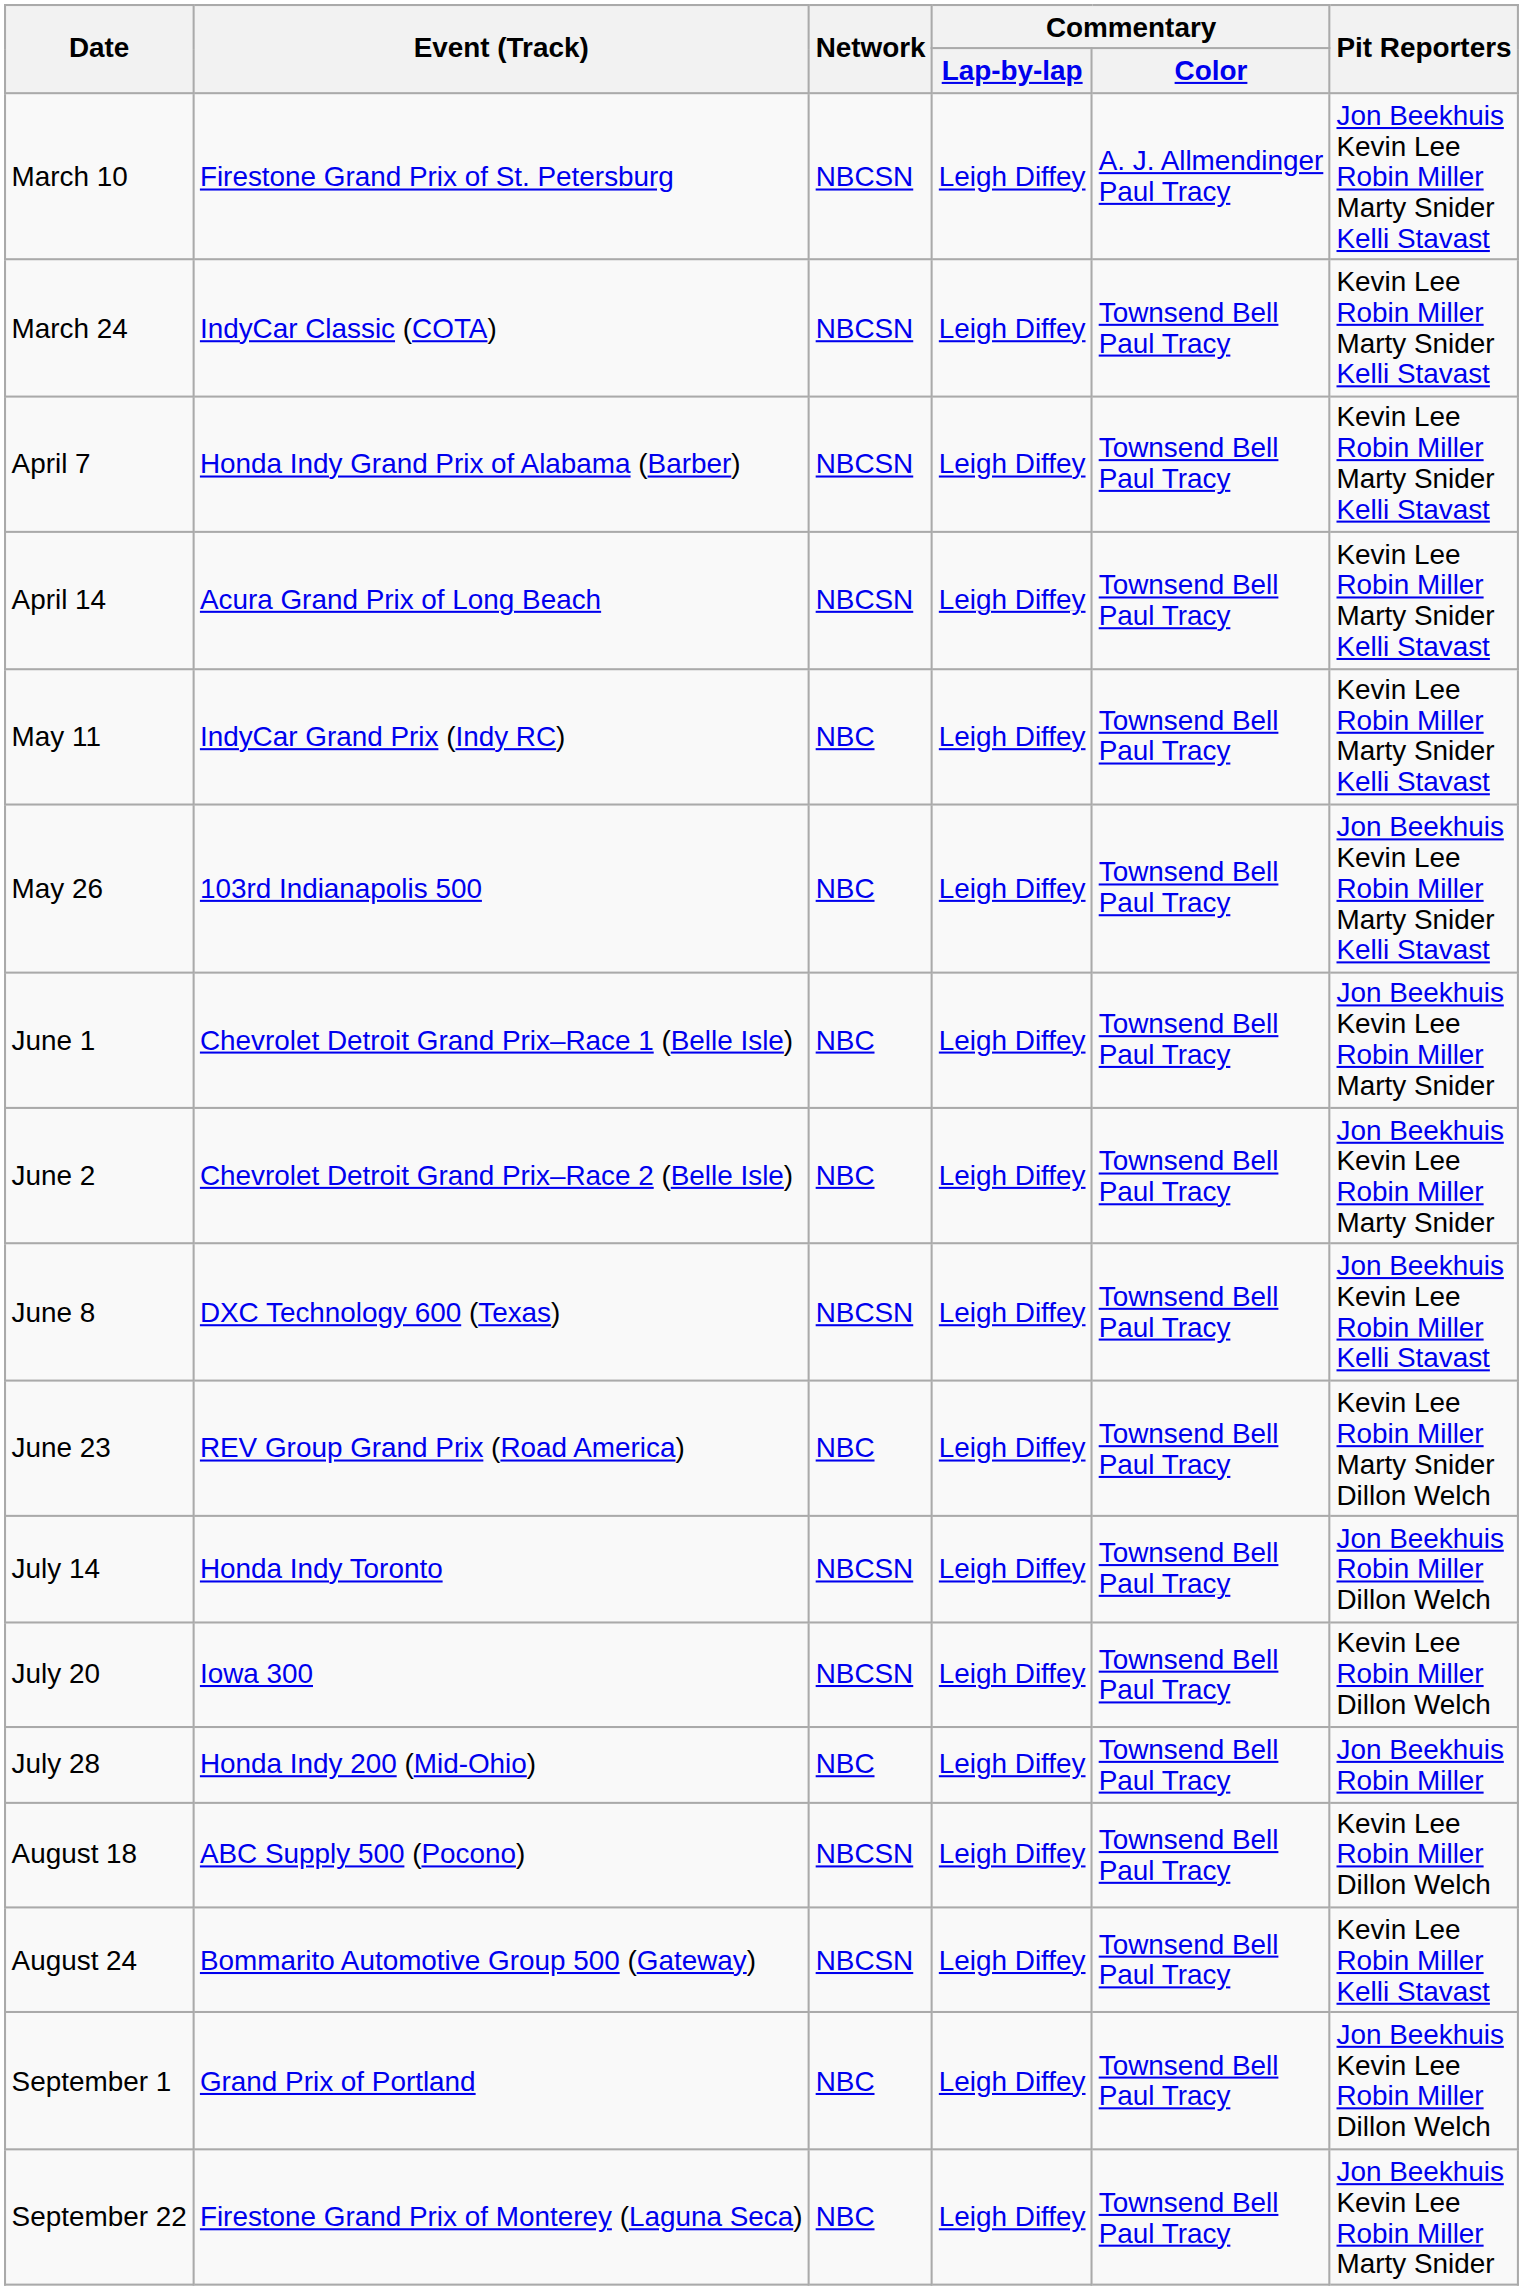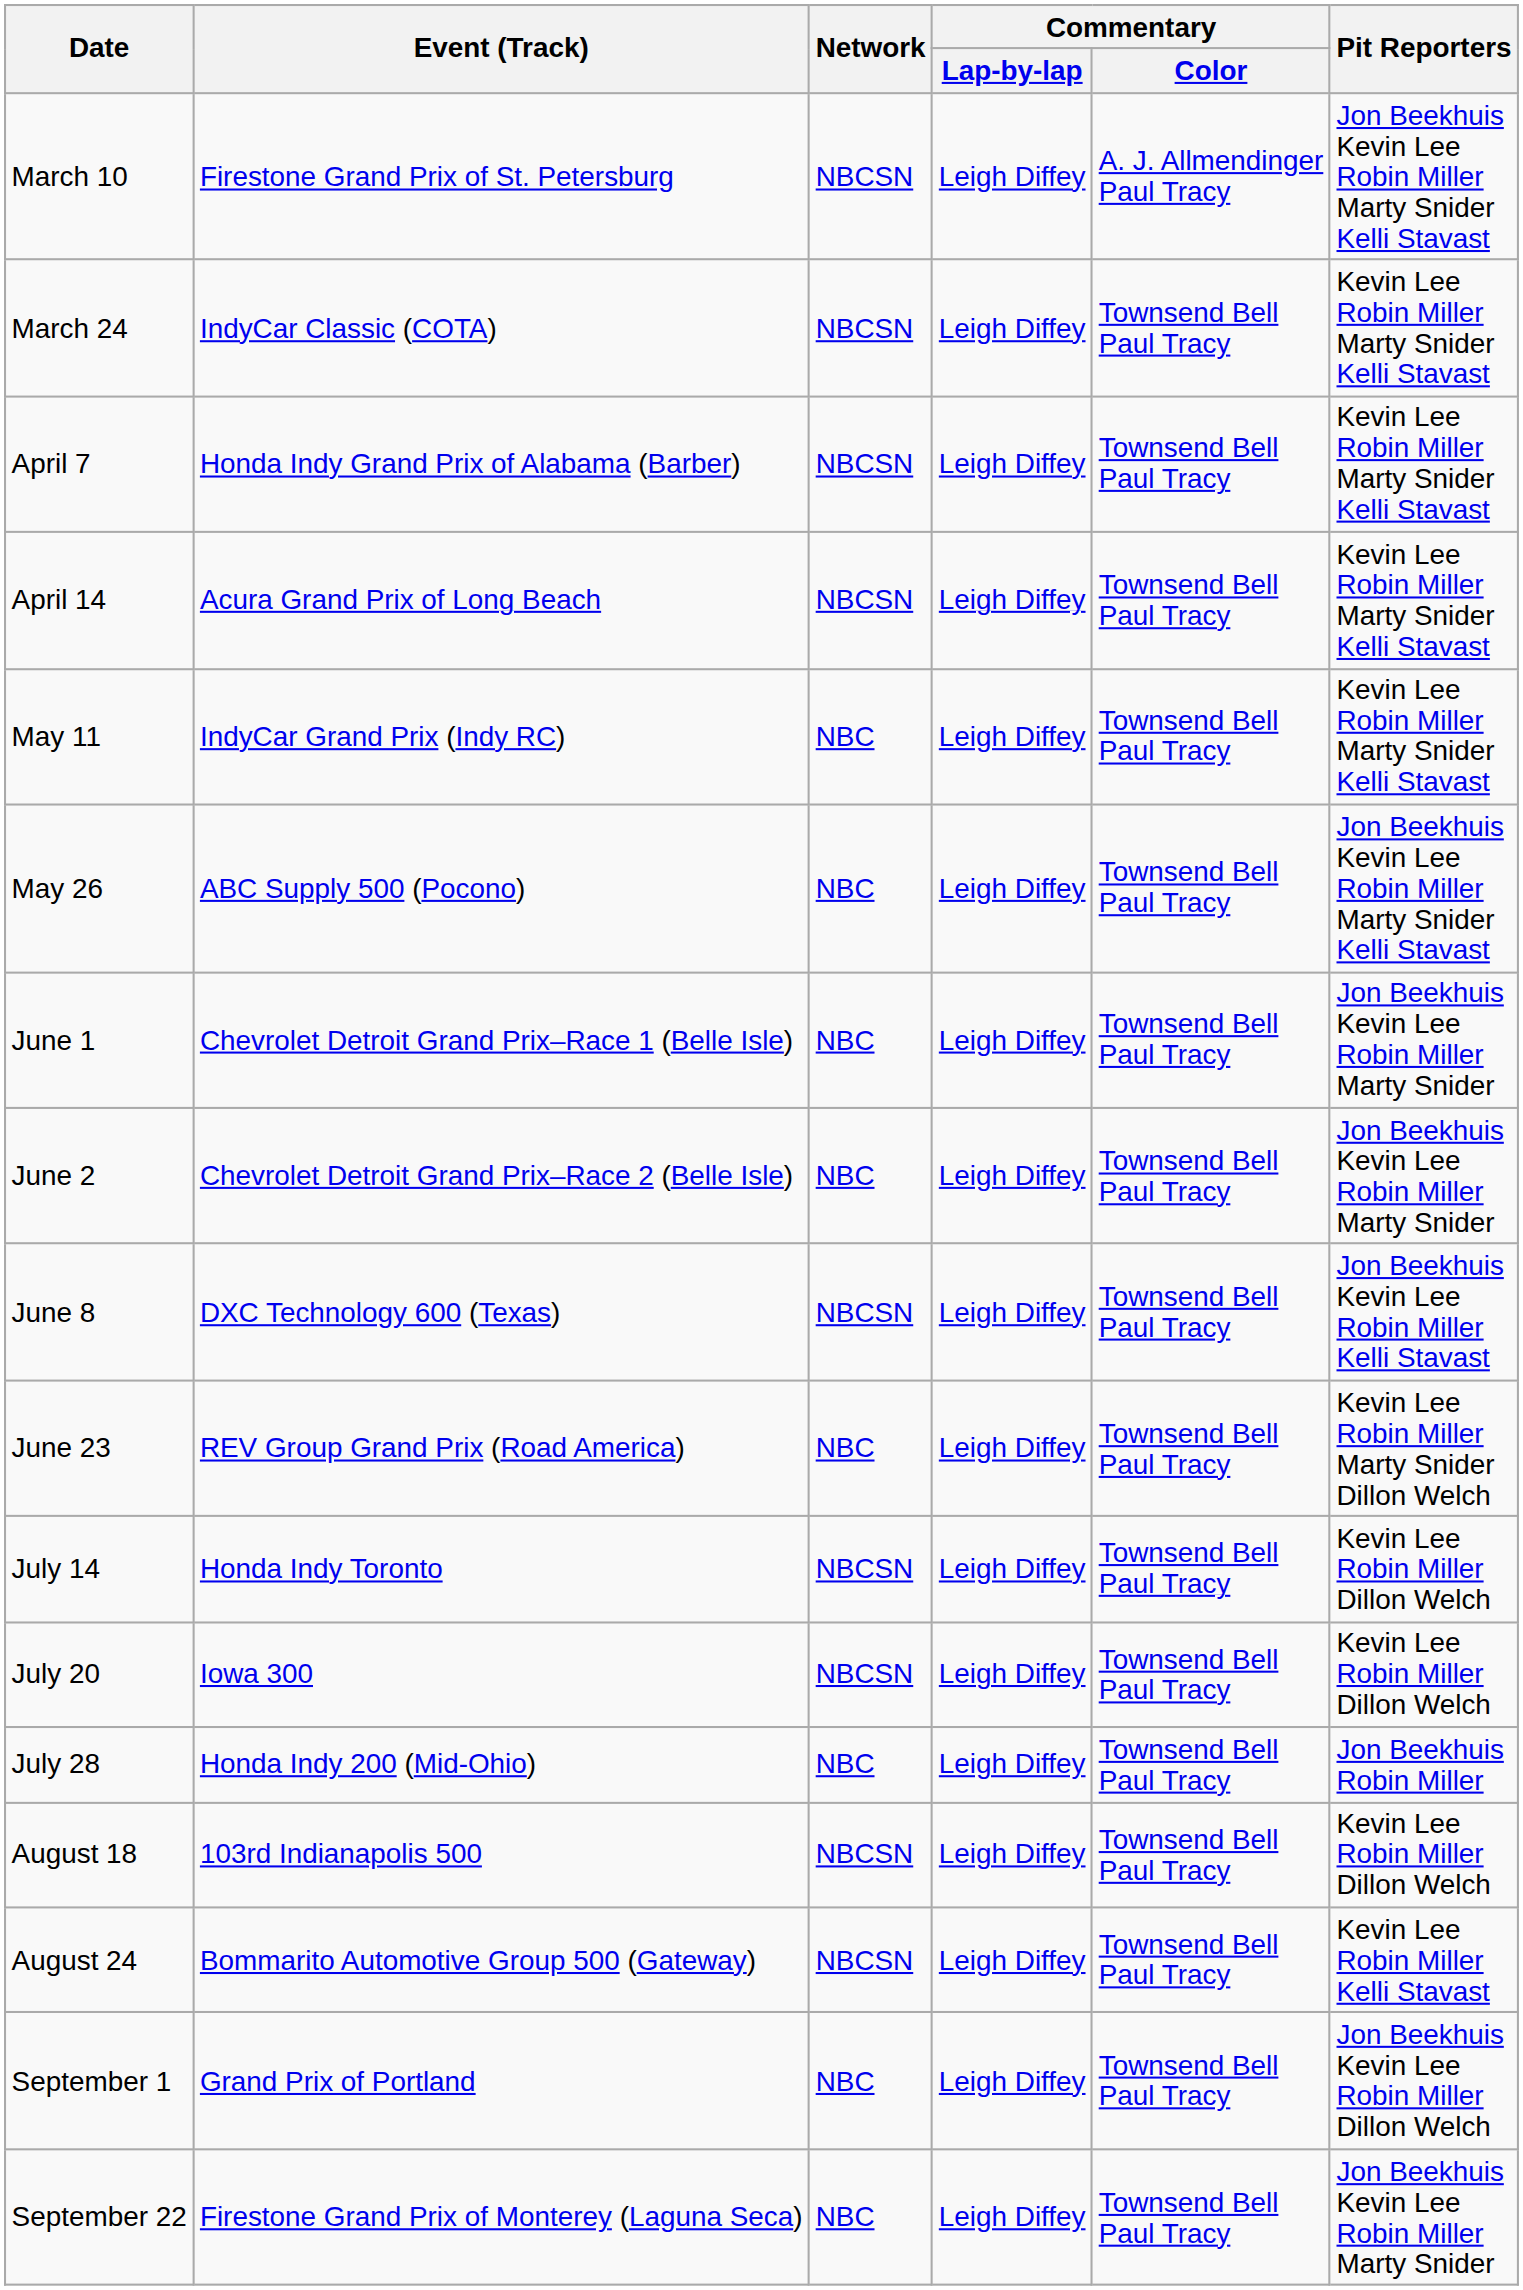(341, 888) 103rd Indianapolis 500 -> (363, 888) ABC Supply 500 (Pocono)
(1420, 1569) Jon Beekhuis Robin Miller Dillon Welch -> (1414, 1569) Kevin Lee Robin Miller Dillon Welch
(363, 1854) ABC Supply 500 (Pocono) -> (341, 1854) 103rd Indianapolis 500
